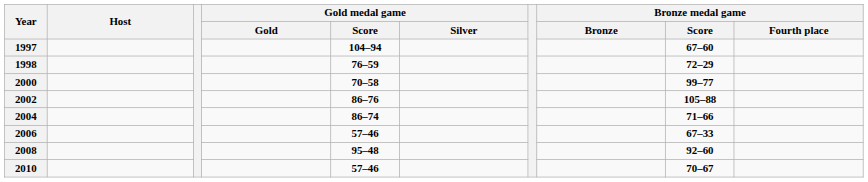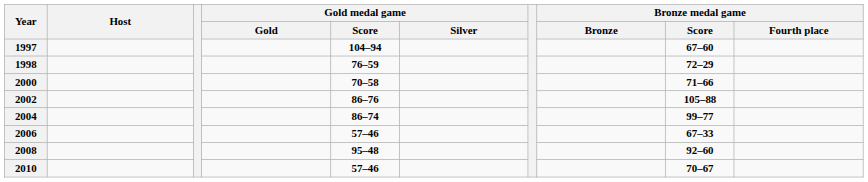(700, 82) 99–77 -> (700, 82) 71–66
(700, 116) 71–66 -> (700, 116) 99–77
